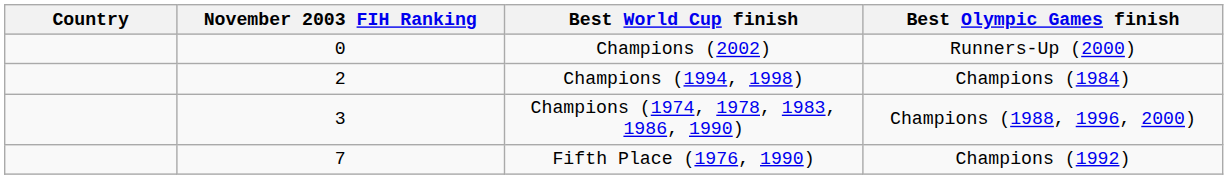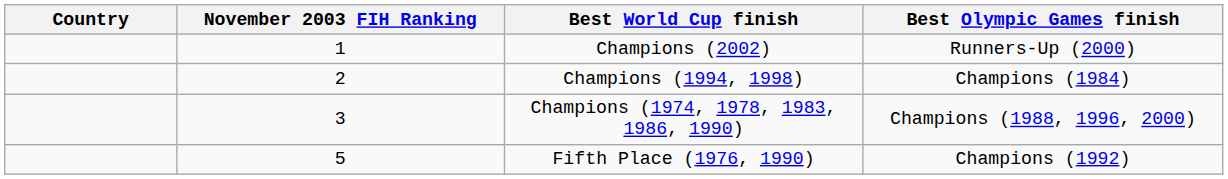(340, 49) 0 -> (340, 49) 1
(340, 159) 7 -> (340, 159) 5
